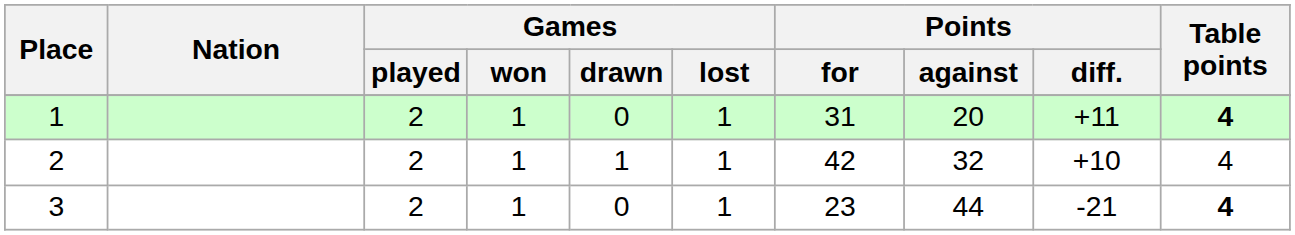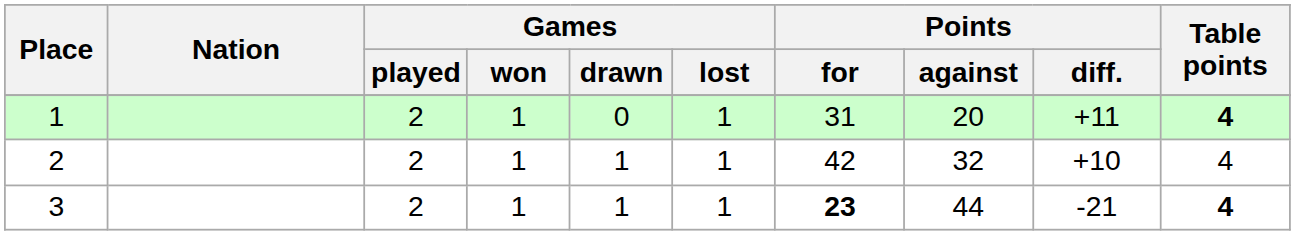(622, 206) 0 -> (622, 206) 1
(840, 206) normal -> (840, 206) bold
